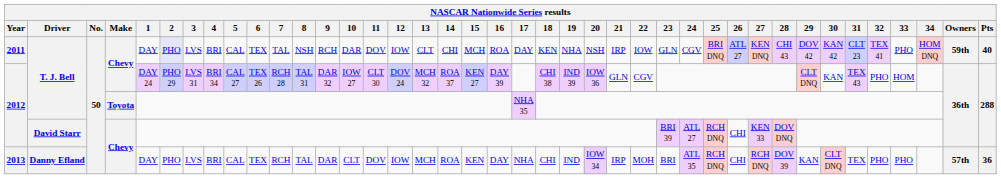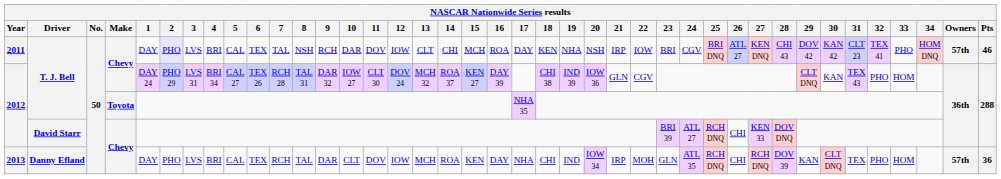(668, 50) GLN -> (668, 50) BRI
(960, 50) 59th -> (960, 50) 57th
(987, 50) 40 -> (987, 50) 46
(668, 160) BRI -> (668, 160) GLN
(904, 160) PHO -> (904, 160) HOM
